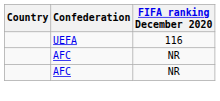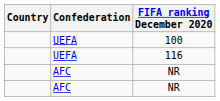+ row: (65, 40)
